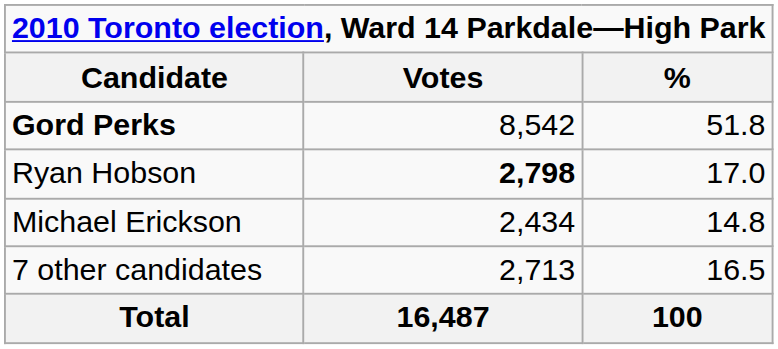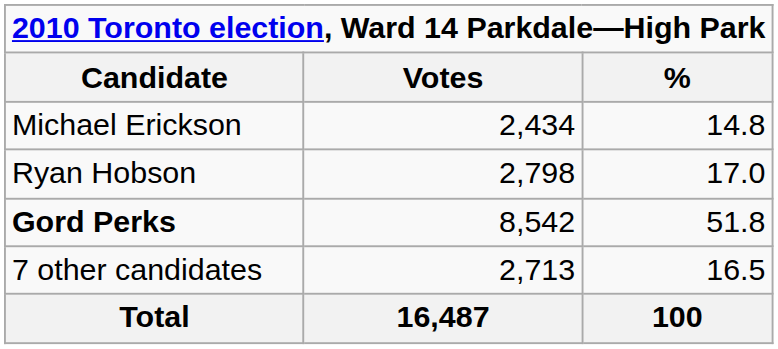rows swapped: (94, 125) <-> (127, 221)
(537, 173) bold -> (537, 173) normal
